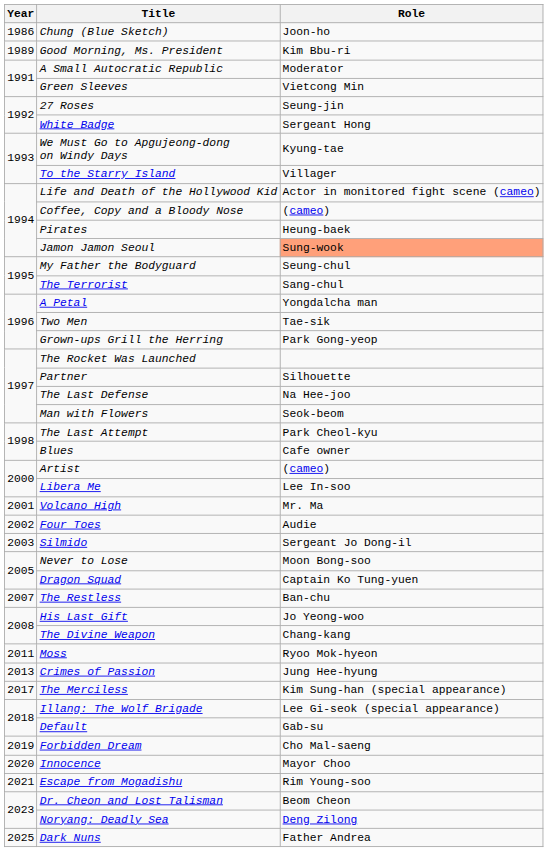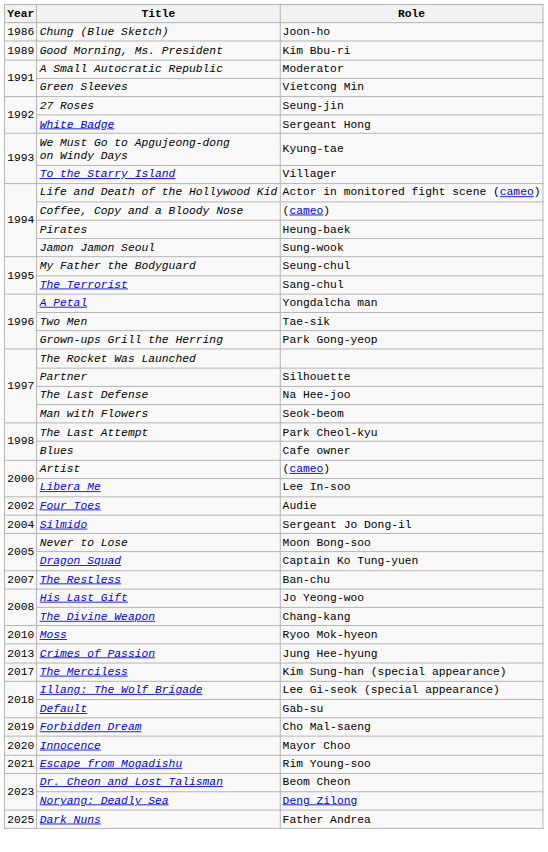(313, 248) lightsalmon background -> (313, 248) no background
- row: (80, 506)
(21, 543) 2003 -> (21, 524) 2004
(21, 653) 2011 -> (21, 635) 2010
